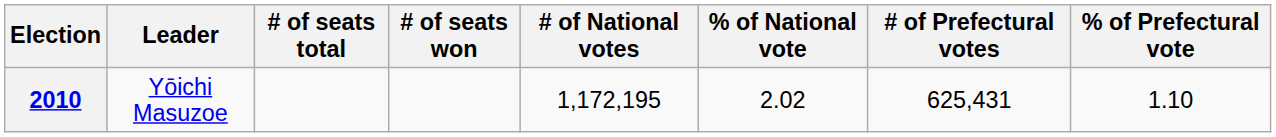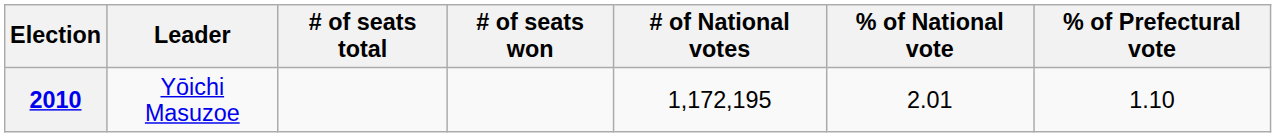- column: (969, 36)
(783, 99) 2.02 -> (930, 99) 2.01
